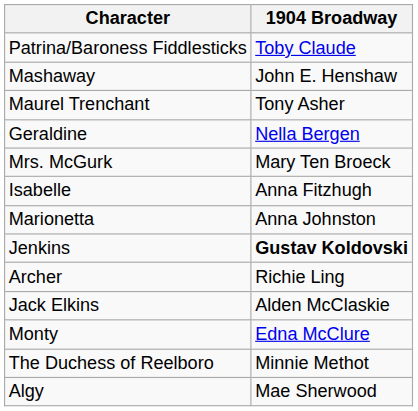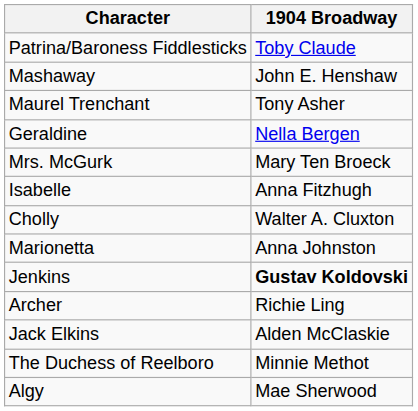+ row: (34, 219)
- row: (33, 334)
